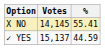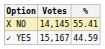(55, 38) 15,137 -> (55, 38) 15,167
